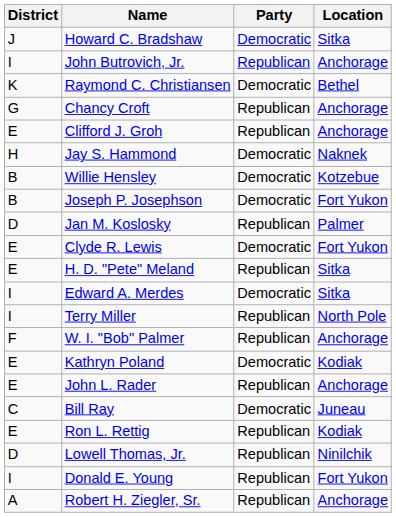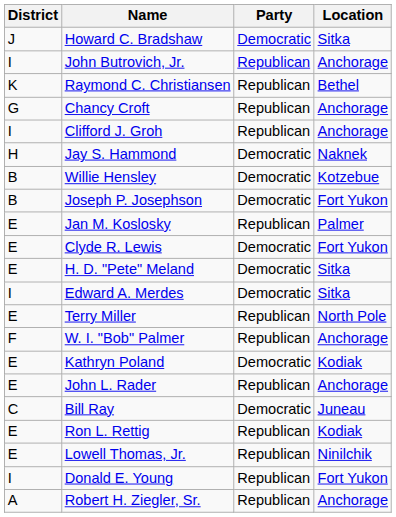(274, 85) Democratic -> (274, 85) Republican
(13, 131) E -> (10, 131) I
(13, 223) D -> (13, 223) E
(274, 270) Republican -> (274, 270) Democratic
(10, 316) I -> (13, 316) E
(13, 454) D -> (13, 454) E
